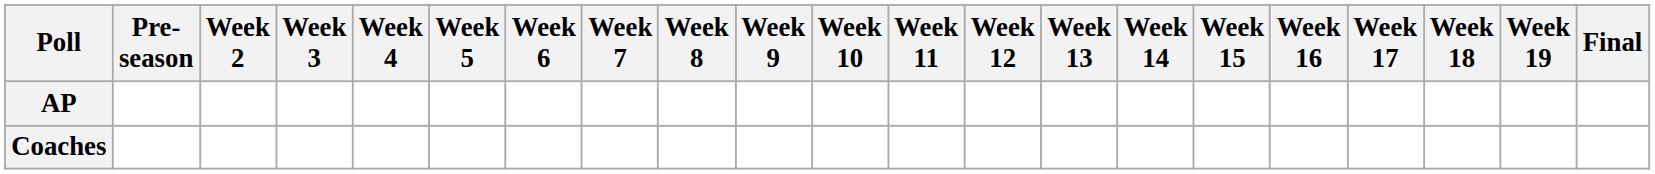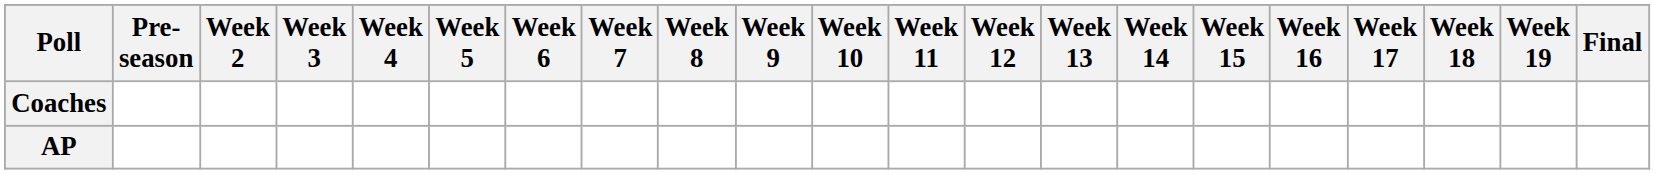rows swapped: (59, 102) <-> (59, 146)
